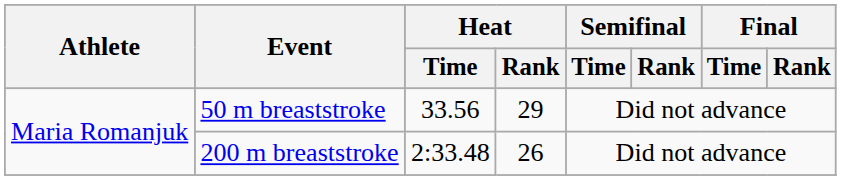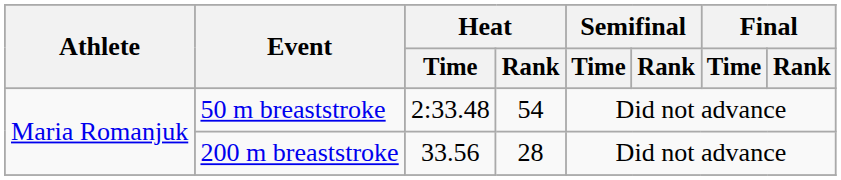(450, 110) 33.56 -> (450, 110) 2:33.48
(531, 110) 29 -> (531, 110) 54
(450, 153) 2:33.48 -> (450, 153) 33.56
(531, 153) 26 -> (531, 153) 28
